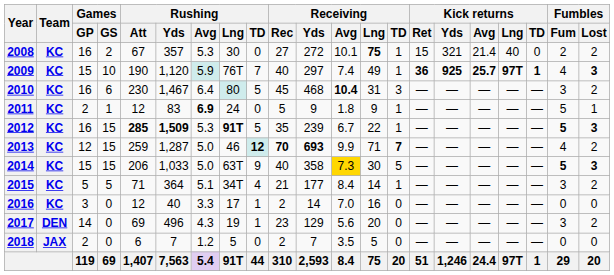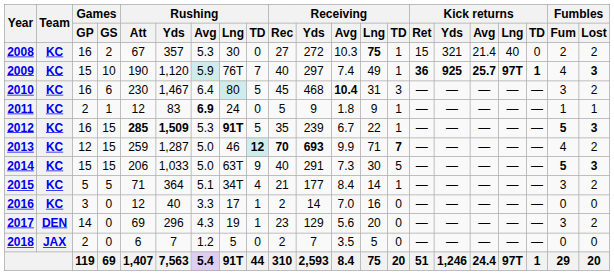(346, 52) 10.1 -> (346, 52) 10.3
(563, 109) 5 -> (563, 109) 1
(314, 166) 358 -> (314, 166) 291
(346, 166) gold background -> (346, 166) no background
(174, 223) 496 -> (174, 223) 296
